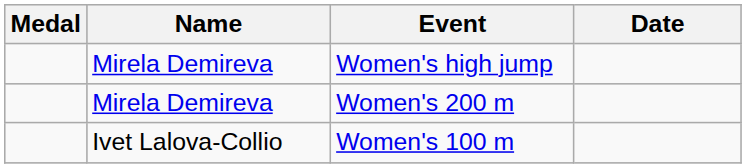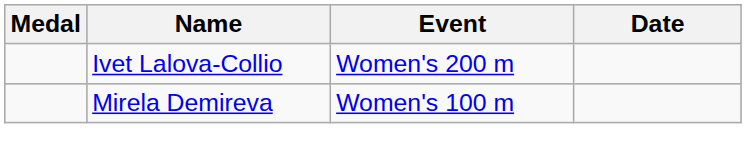- row: (444, 63)
(182, 102) Mirela Demireva -> (187, 63) Ivet Lalova-Collio
(187, 142) Ivet Lalova-Collio -> (182, 102) Mirela Demireva
